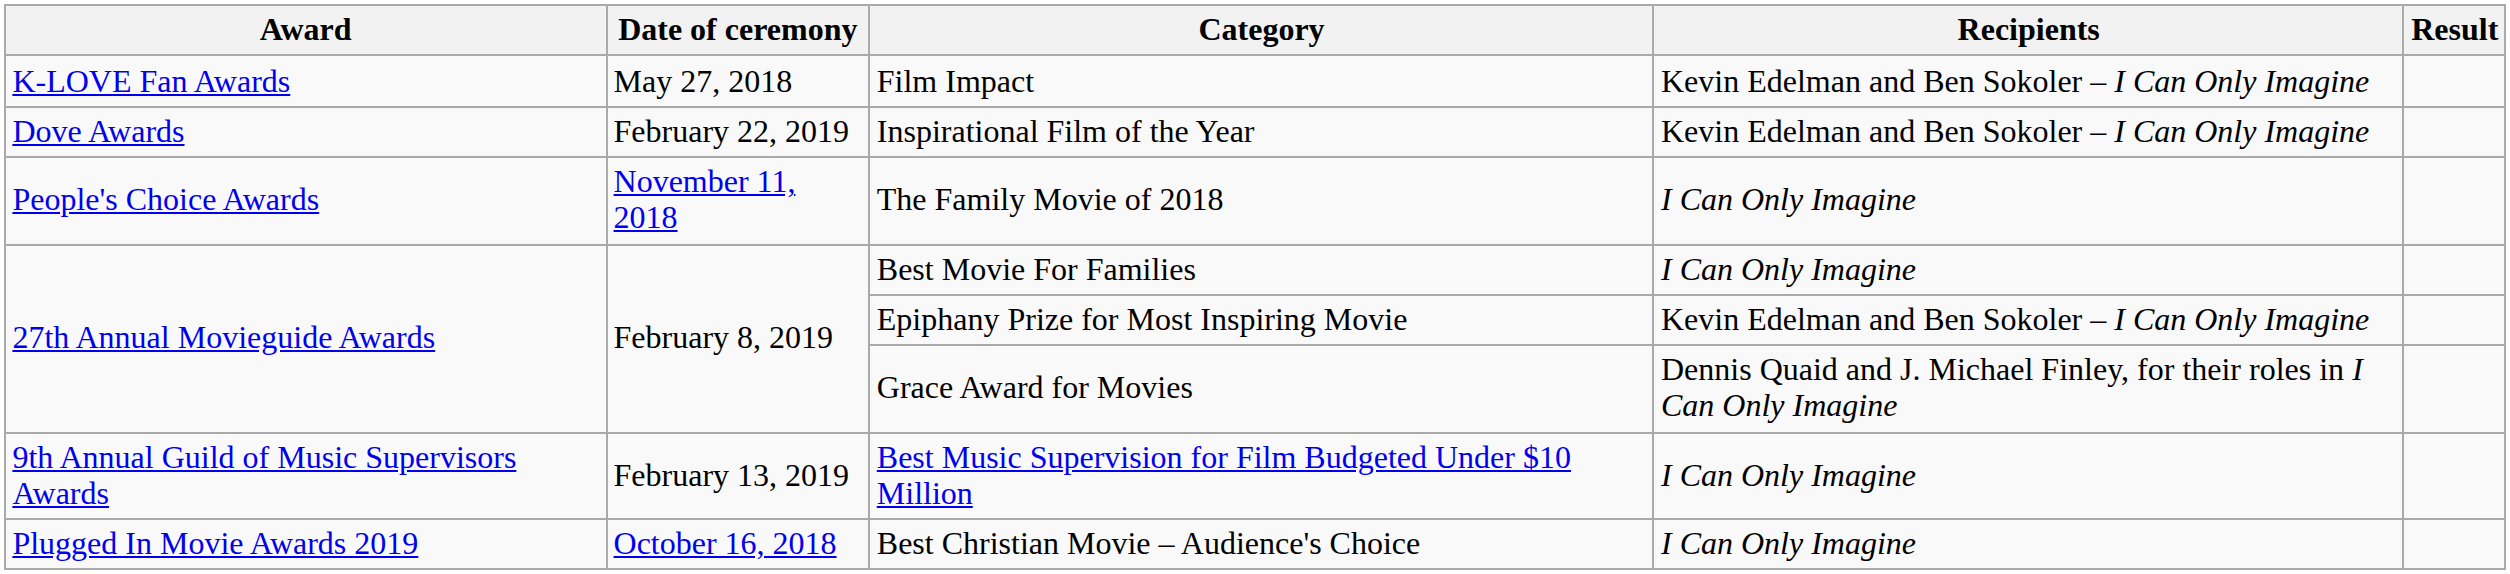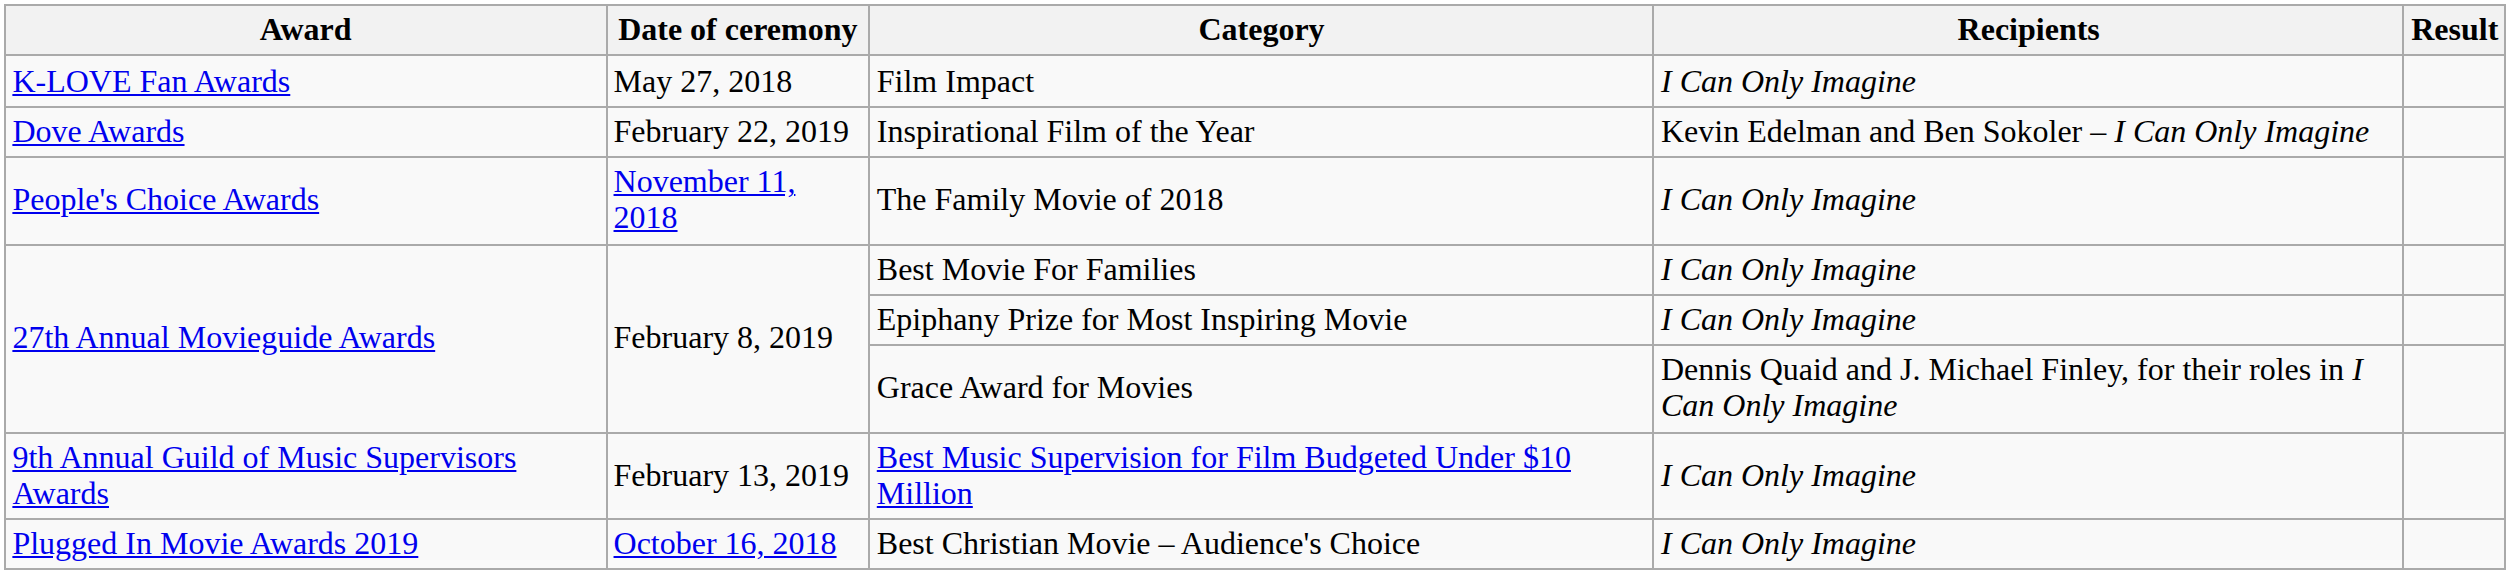(2015, 80) Kevin Edelman and Ben Sokoler – I Can Only Imagine -> (1789, 80) I Can Only Imagine
(2015, 319) Kevin Edelman and Ben Sokoler – I Can Only Imagine -> (1789, 319) I Can Only Imagine
